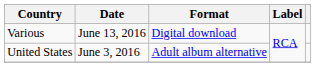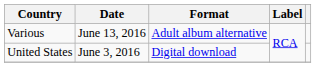(194, 33) Digital download -> (209, 33) Adult album alternative
(209, 52) Adult album alternative -> (194, 52) Digital download
